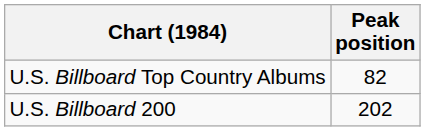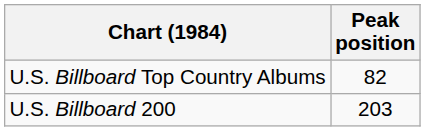(375, 109) 202 -> (375, 109) 203
